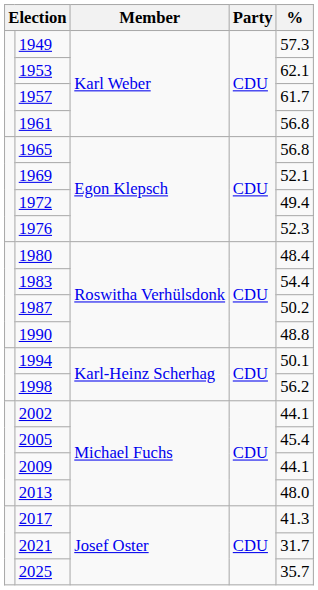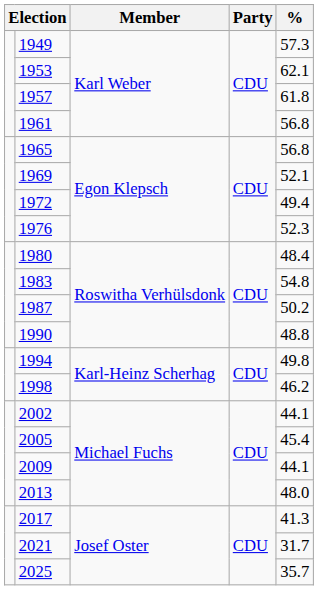(295, 96) 61.7 -> (295, 96) 61.8
(295, 281) 54.4 -> (295, 281) 54.8
(295, 360) 50.1 -> (295, 360) 49.8
(295, 387) 56.2 -> (295, 387) 46.2
